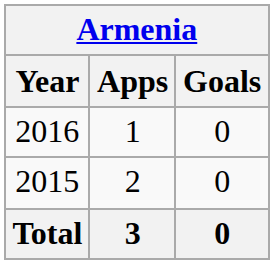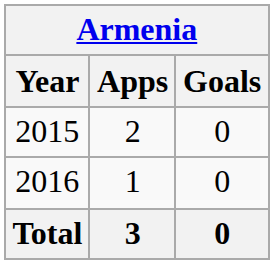rows swapped: (47, 182) <-> (47, 131)
